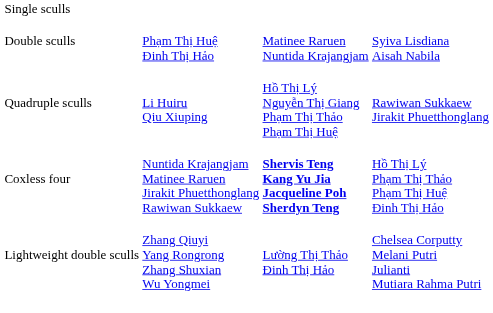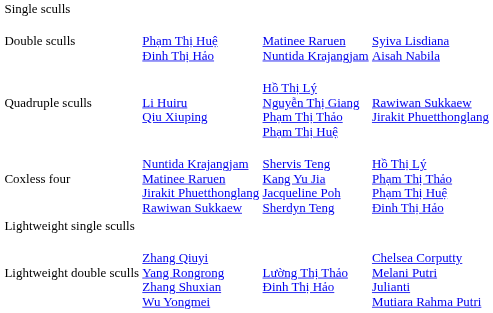(304, 186) bold -> (302, 186) normal
+ row: (70, 225)
